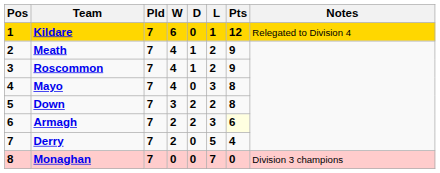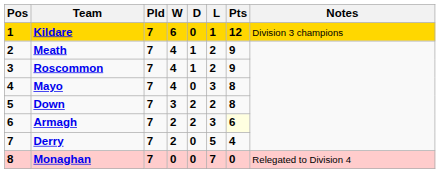(302, 32) Relegated to Division 4 -> (298, 32) Division 3 champions
(298, 160) Division 3 champions -> (302, 160) Relegated to Division 4
